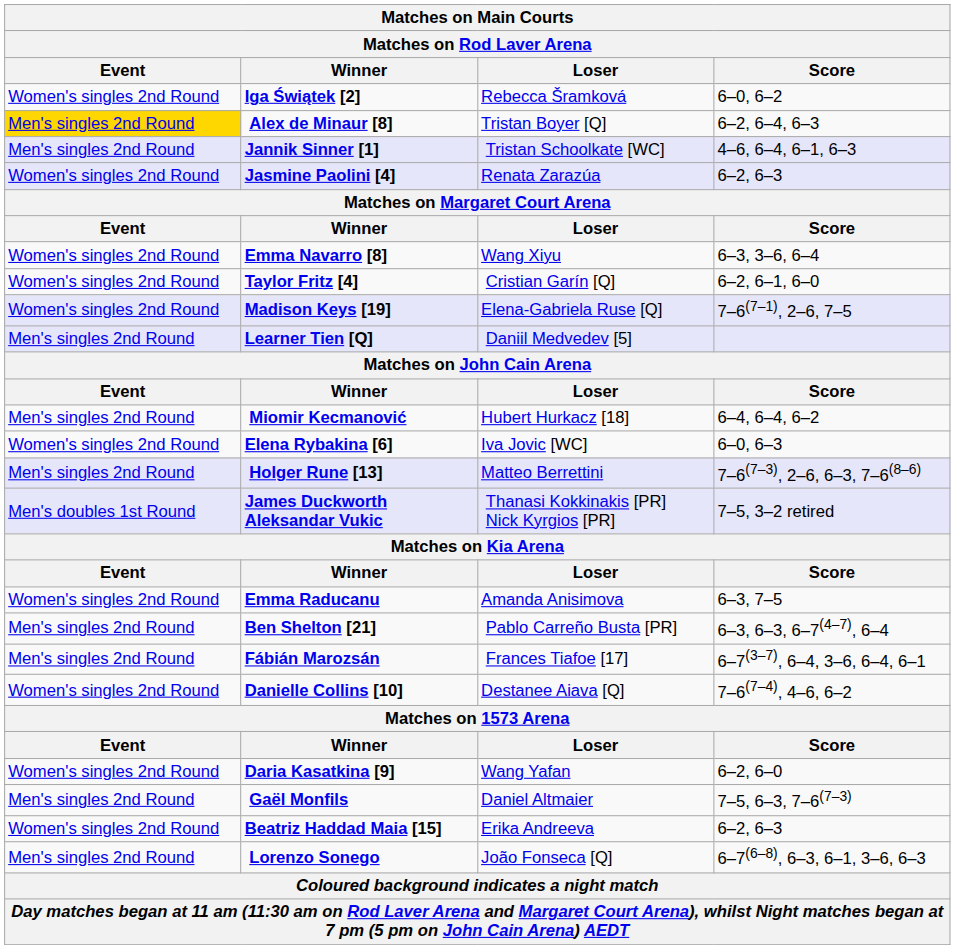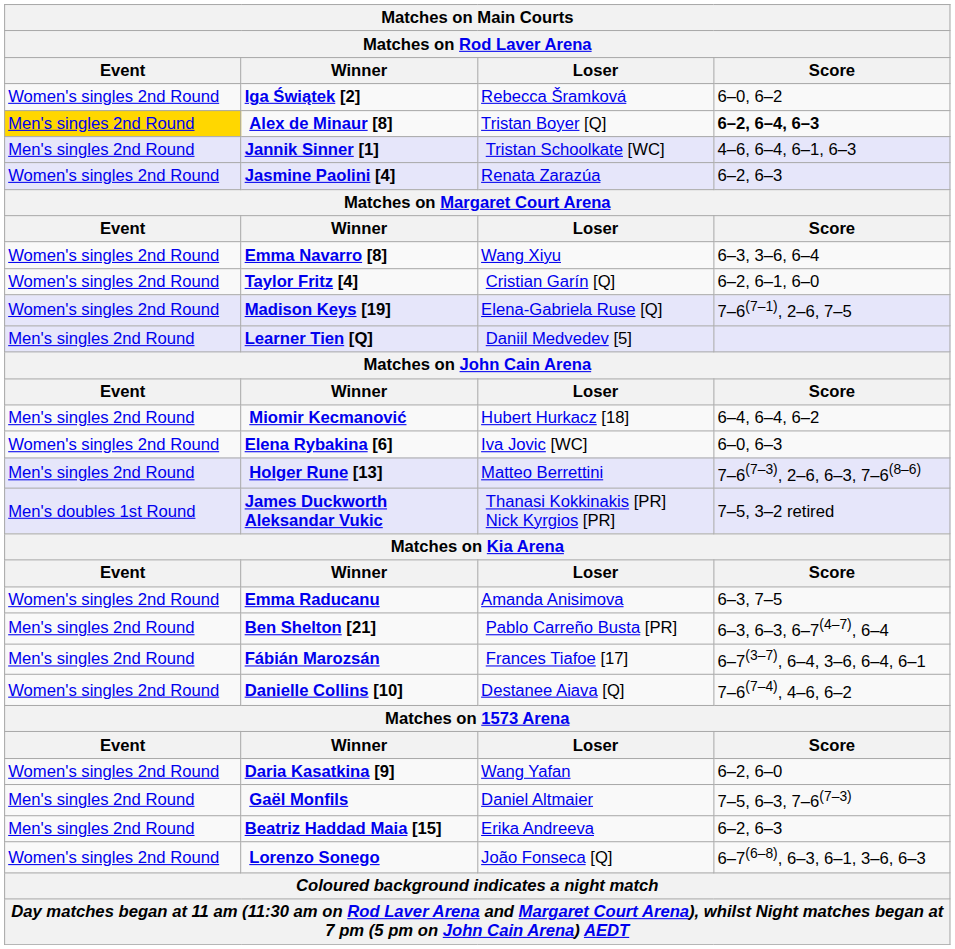(768, 123) normal -> (768, 123) bold
(114, 828) Women's singles 2nd Round -> (101, 828) Men's singles 2nd Round
(101, 857) Men's singles 2nd Round -> (114, 857) Women's singles 2nd Round
